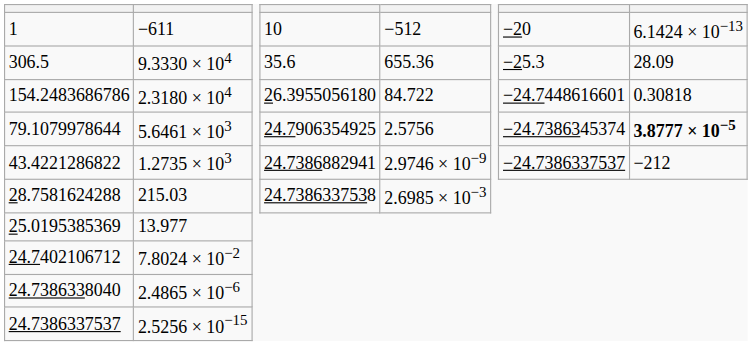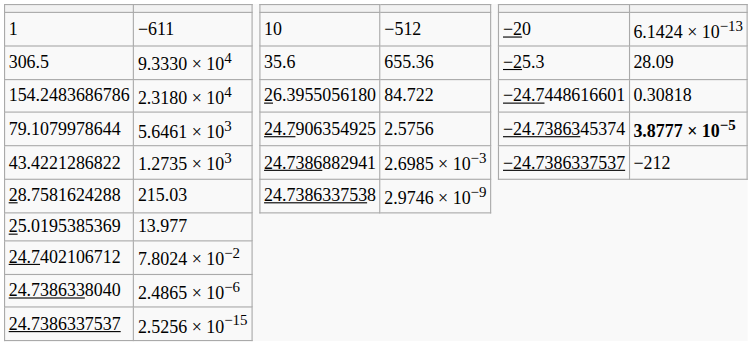(435, 162) 2.9746 × 10−9 -> (435, 162) 2.6985 × 10−3
(435, 195) 2.6985 × 10−3 -> (435, 195) 2.9746 × 10−9
